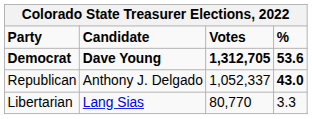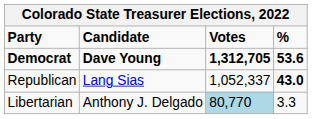(143, 80) Anthony J. Delgado -> (113, 80) Lang Sias
(113, 102) Lang Sias -> (143, 102) Anthony J. Delgado
(230, 102) no background -> (230, 102) lightblue background
